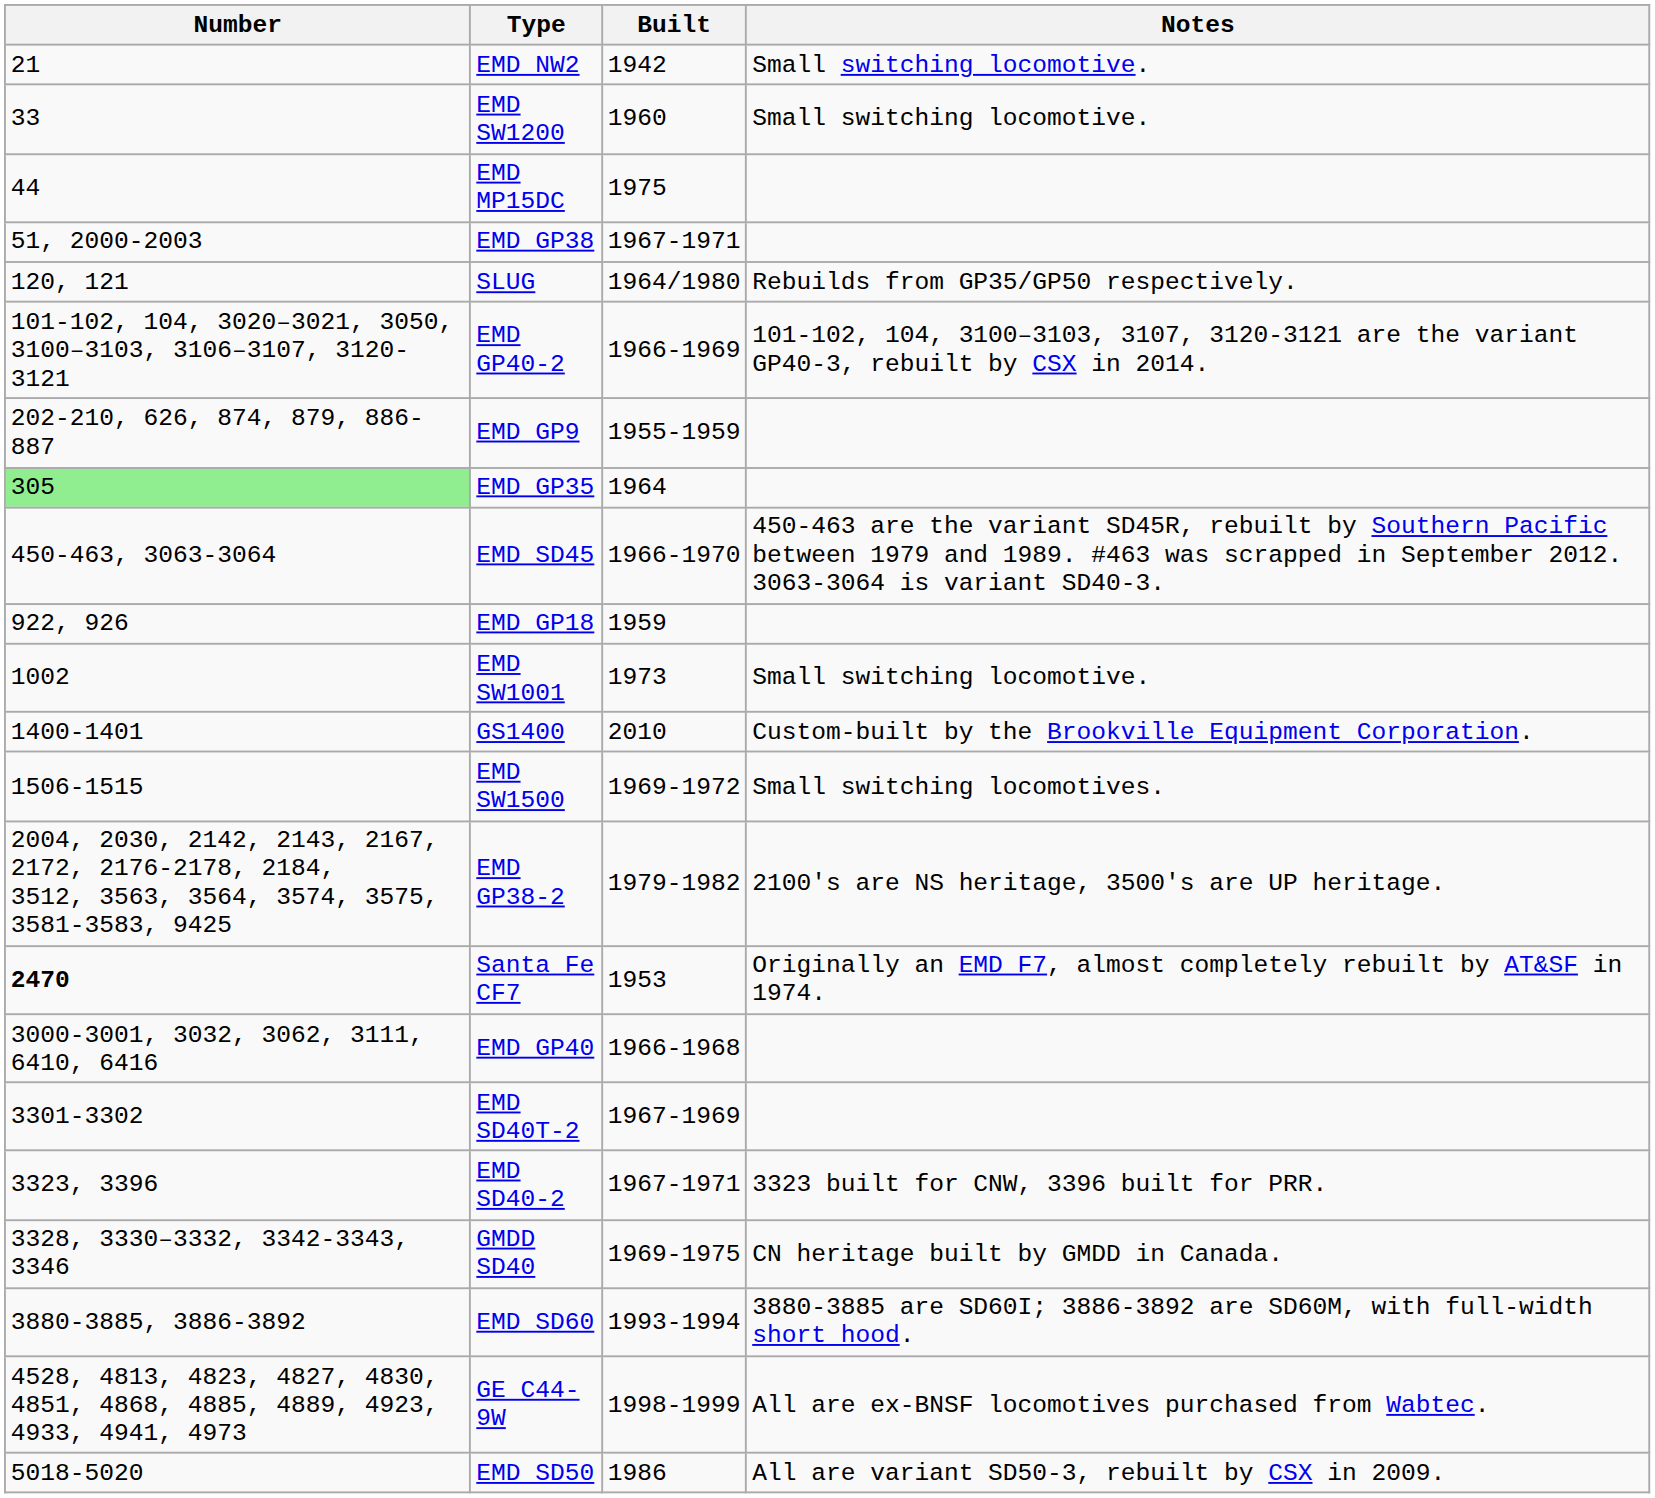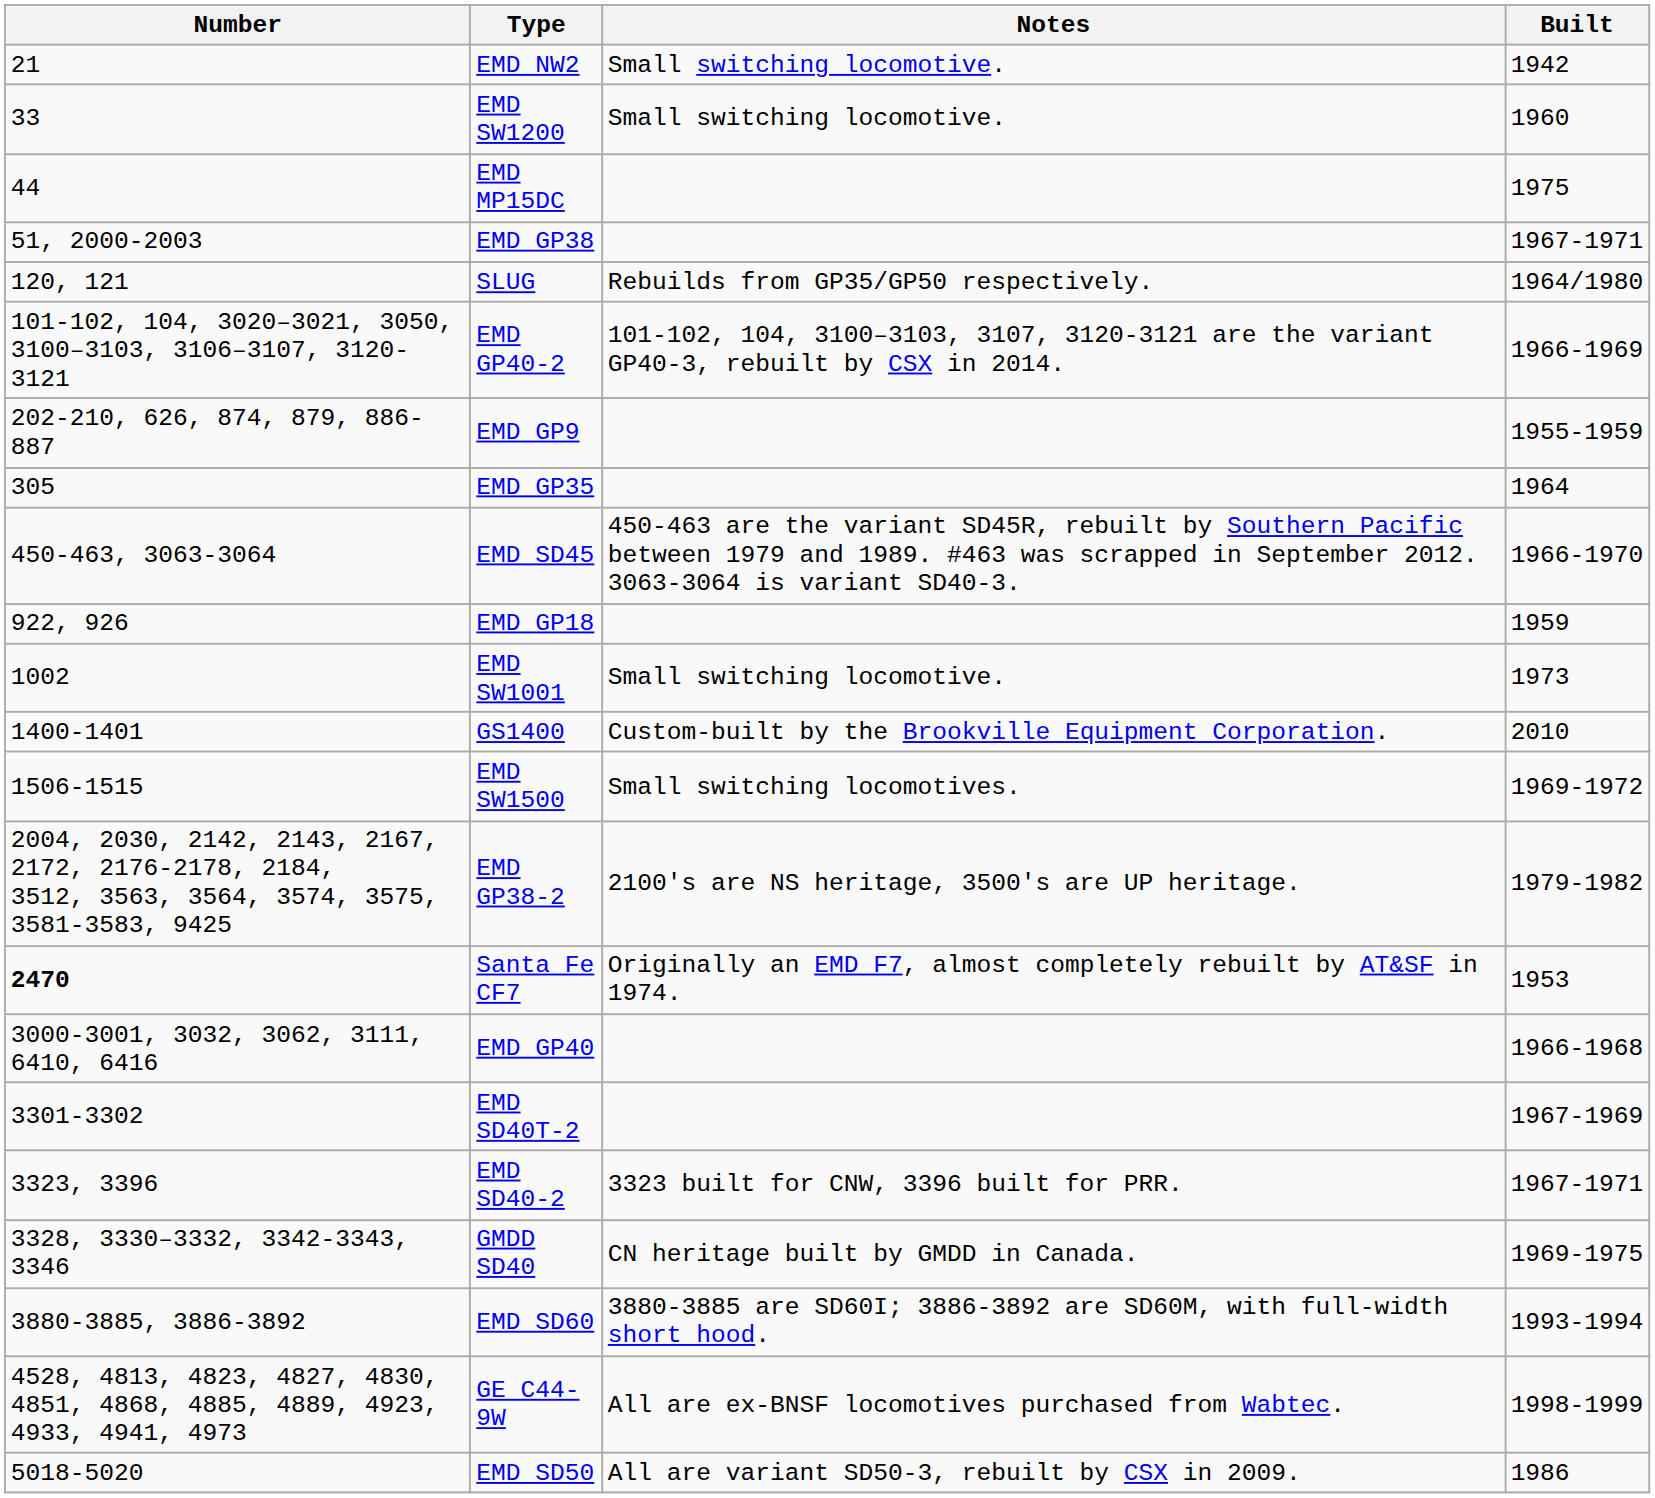columns swapped: (674, 25) <-> (1198, 25)
(33, 487) lightgreen background -> (33, 487) no background
